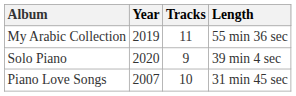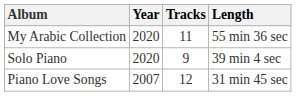(146, 36) 2019 -> (146, 36) 2020
(186, 79) 10 -> (186, 79) 12
